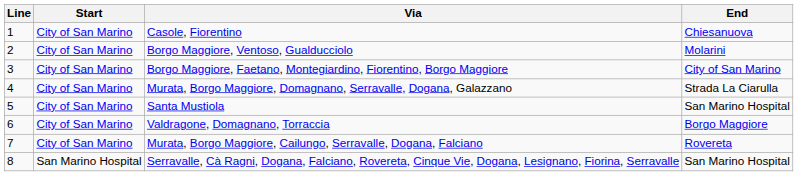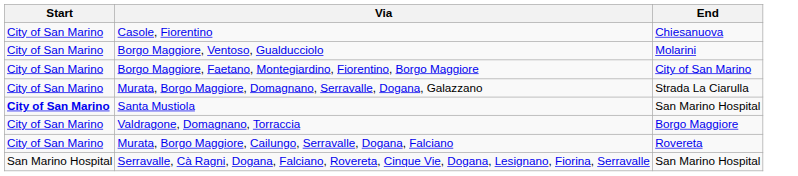- column: (19, 13)
(84, 106) normal -> (58, 106) bold
